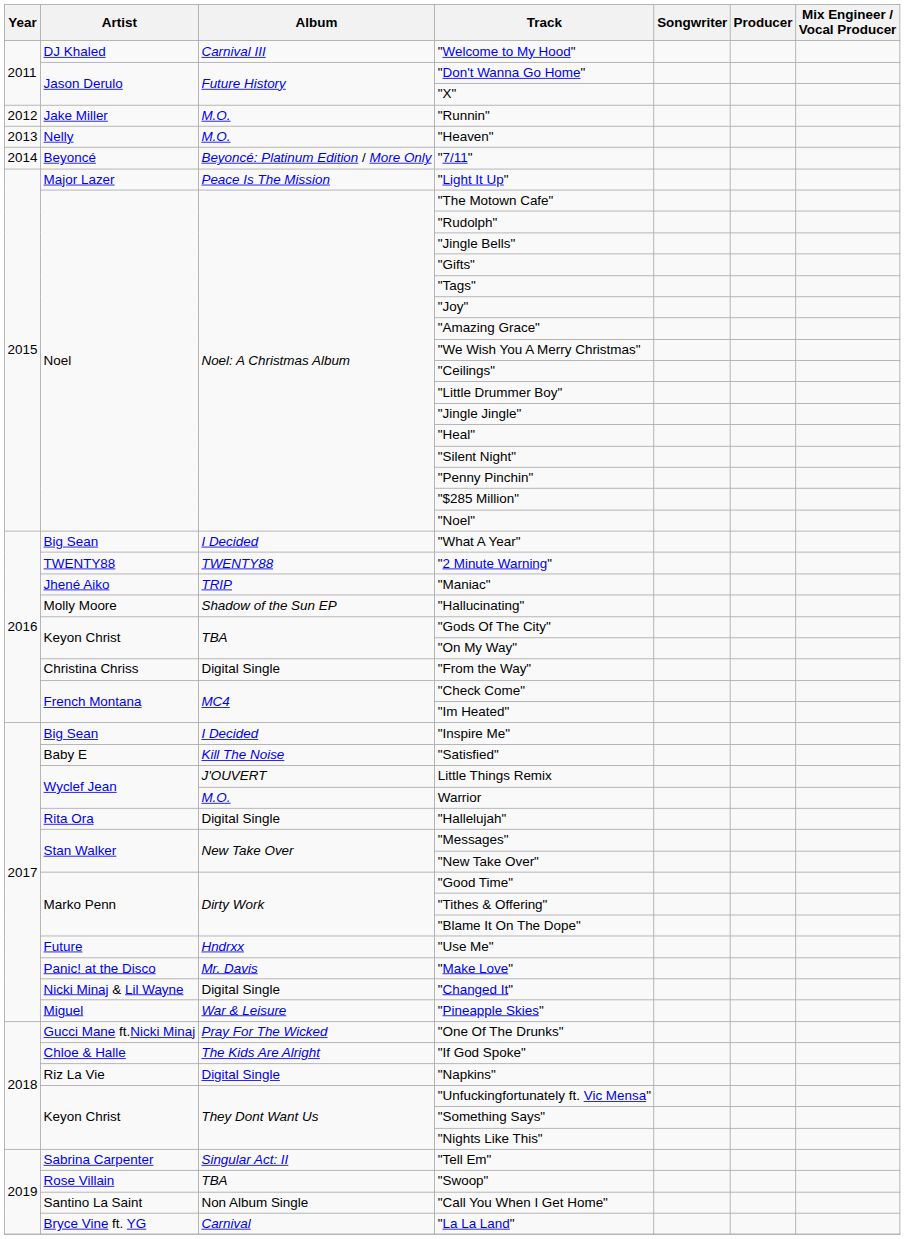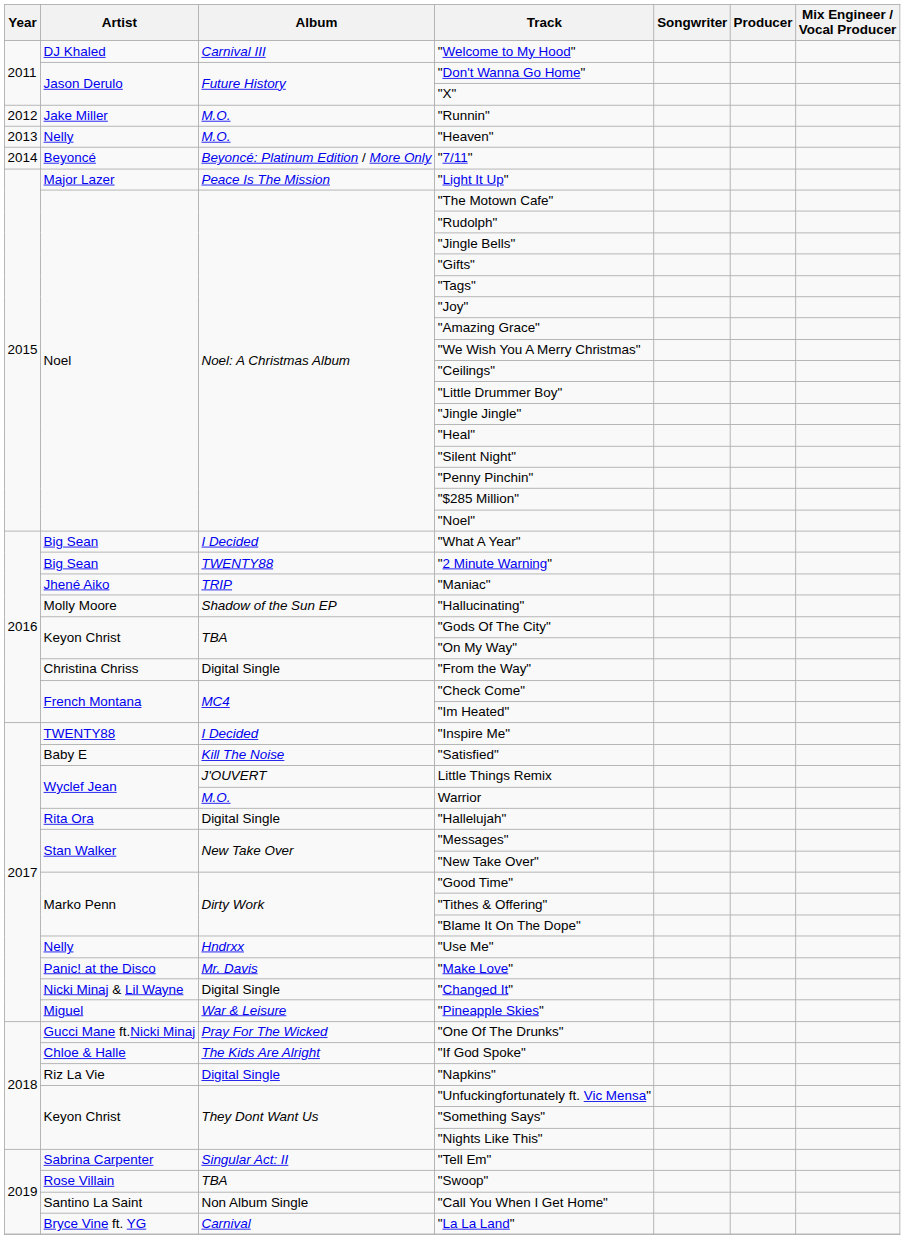(79, 563) TWENTY88 -> (71, 563) Big Sean
(71, 733) Big Sean -> (79, 733) TWENTY88
(63, 946) Future -> (59, 946) Nelly
